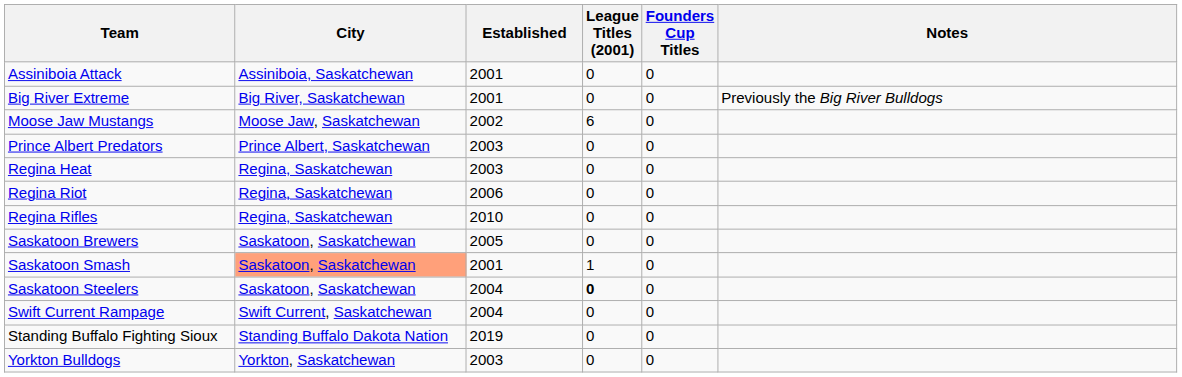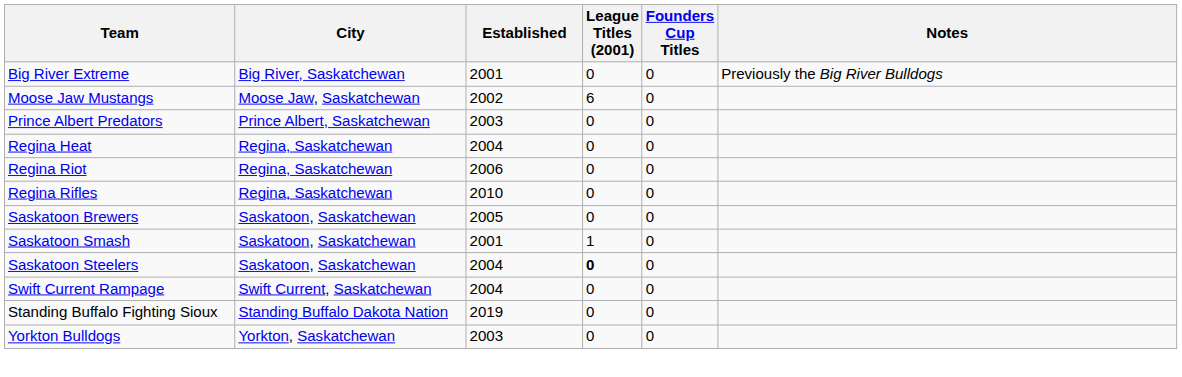- row: (65, 74)
(486, 169) 2003 -> (486, 145) 2004
(327, 264) lightsalmon background -> (327, 241) no background
